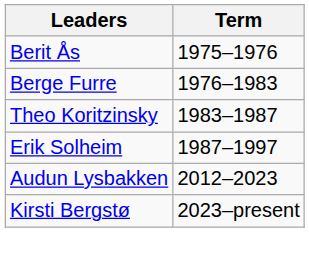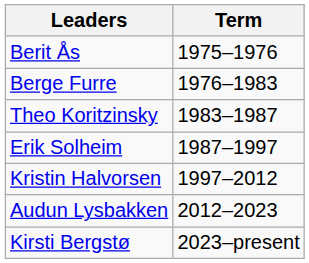+ row: (86, 178)
